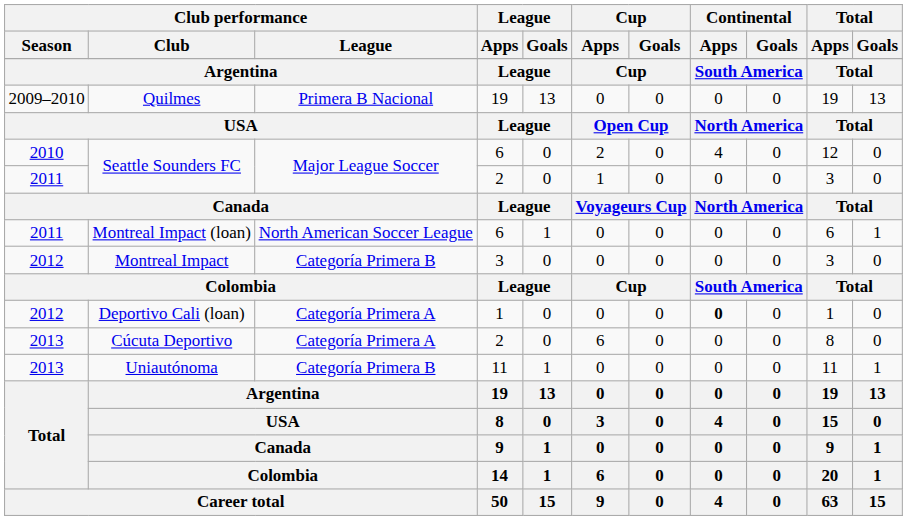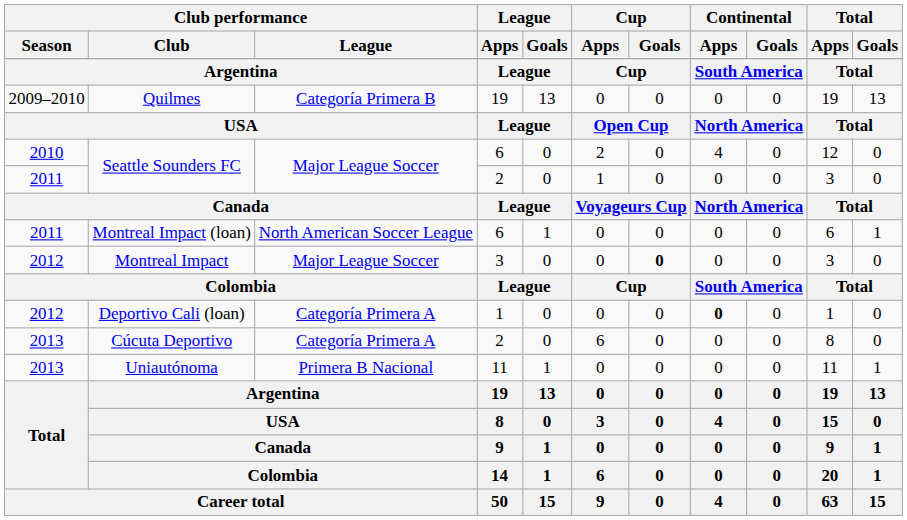(366, 98) Primera B Nacional -> (366, 98) Categoría Primera B
(366, 260) Categoría Primera B -> (366, 260) Major League Soccer
(660, 260) normal -> (660, 260) bold
(366, 367) Categoría Primera B -> (366, 367) Primera B Nacional
